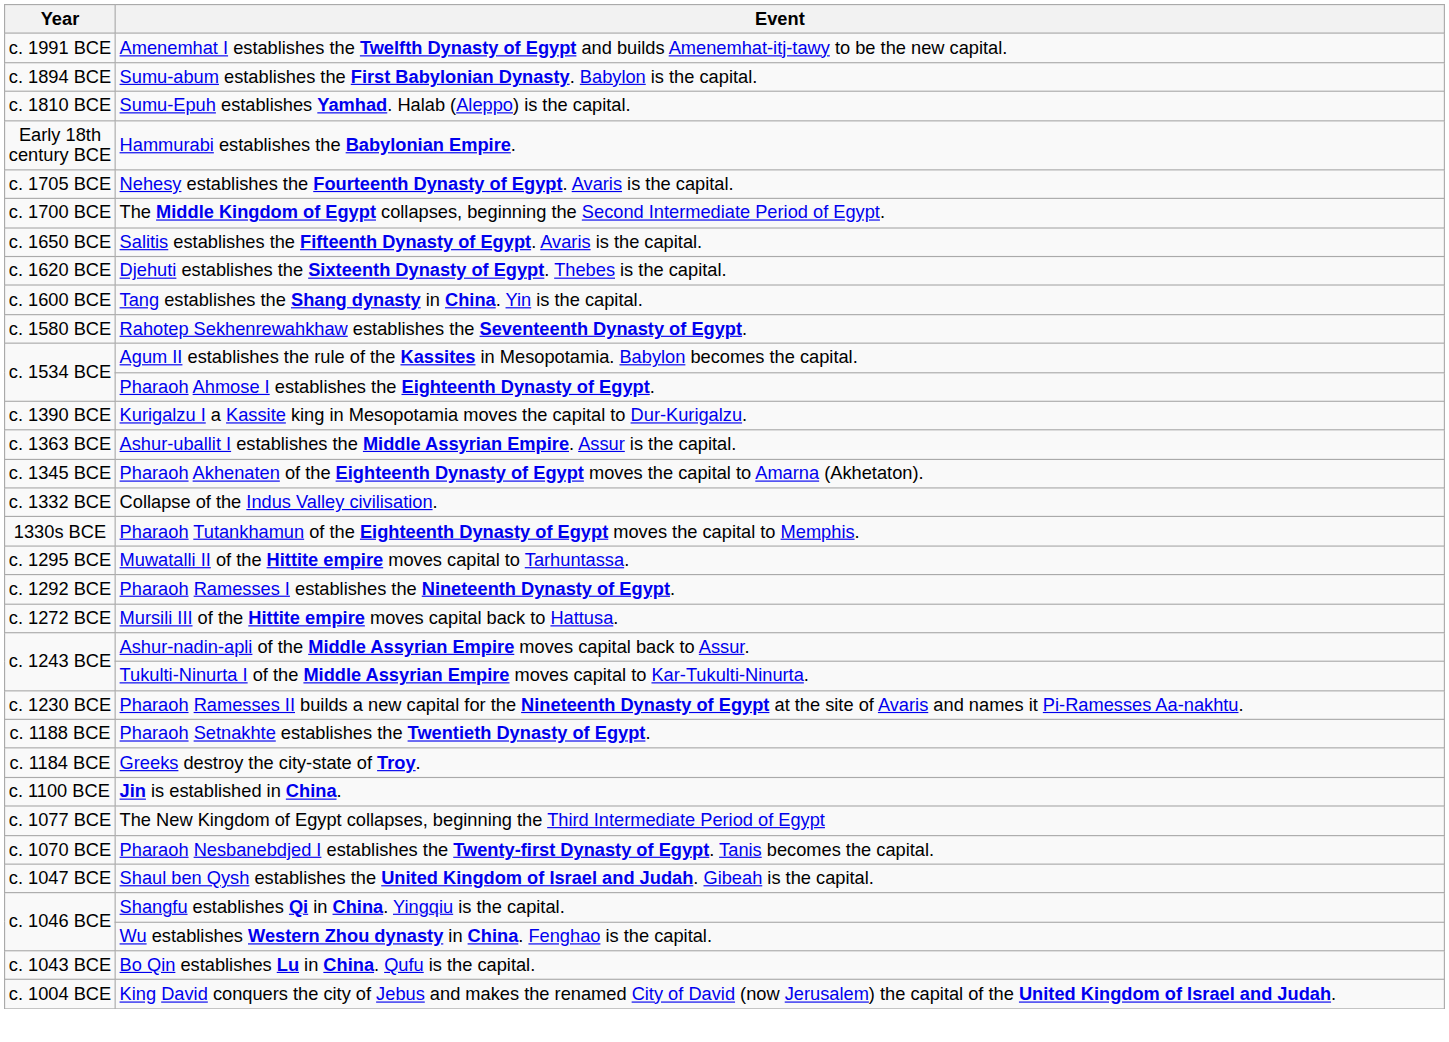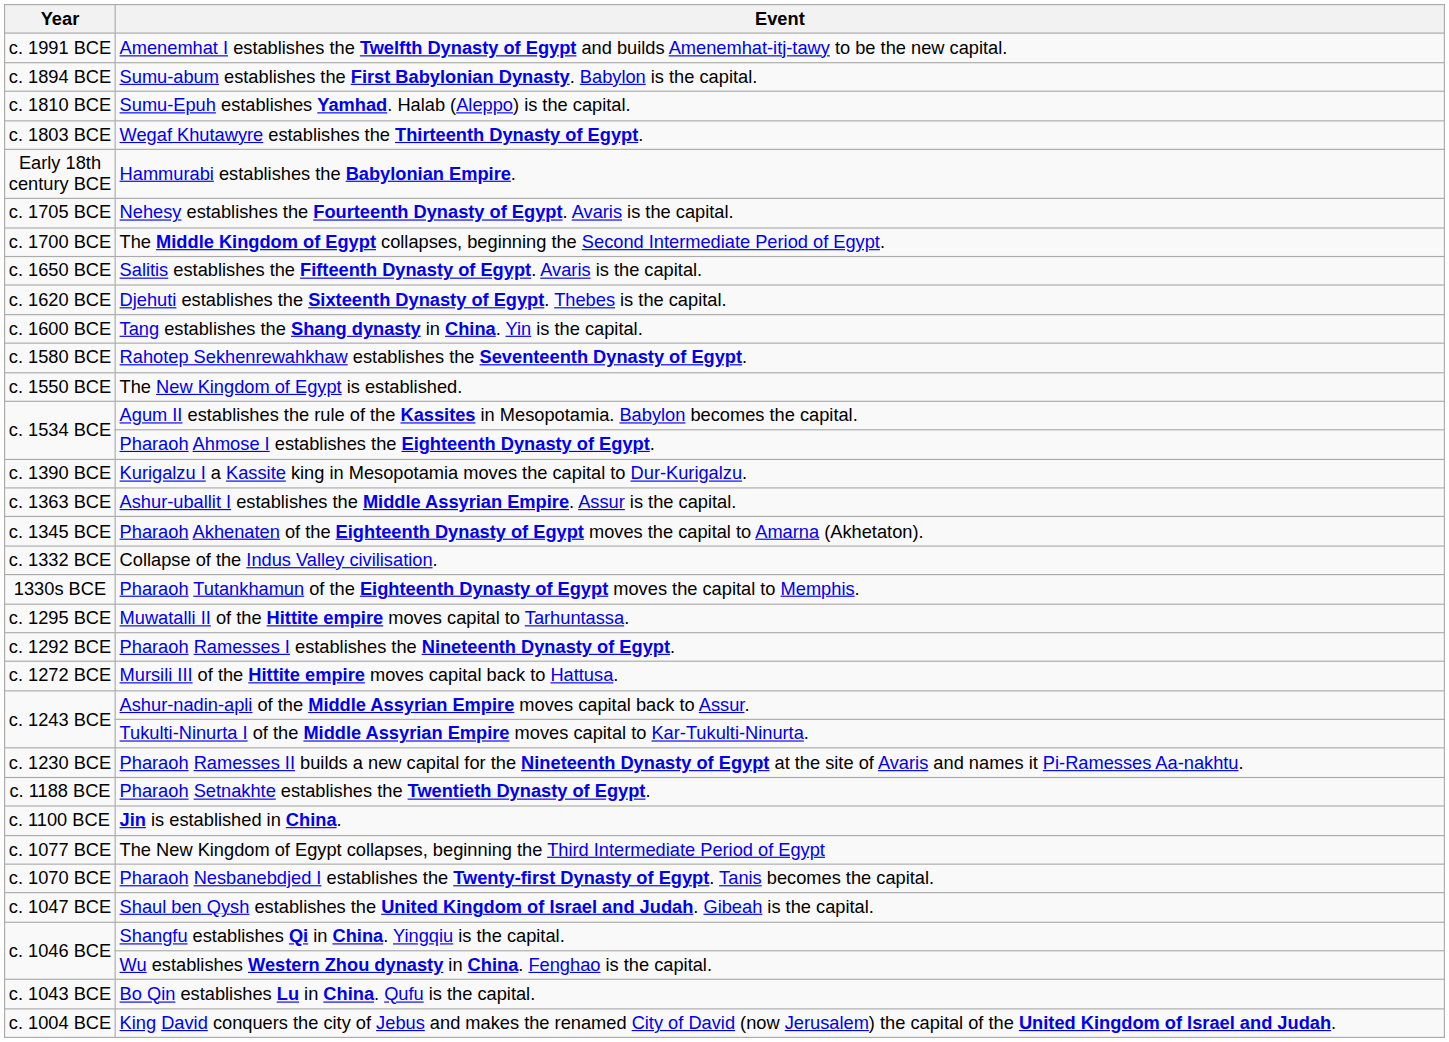+ row: (381, 134)
+ row: (291, 386)
- row: (270, 762)
